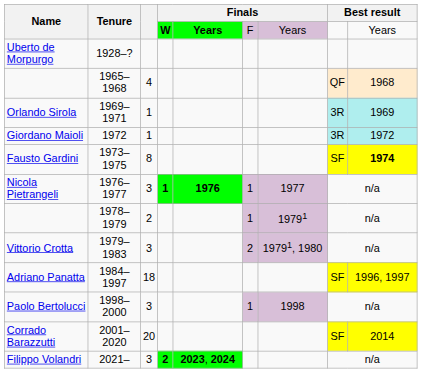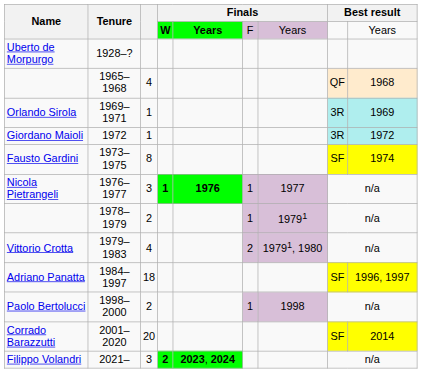(382, 159) bold -> (382, 159) normal
(149, 247) 3 -> (149, 247) 4
(149, 306) 3 -> (149, 306) 2
